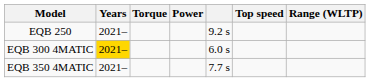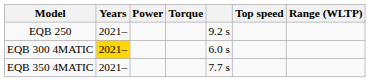columns swapped: (188, 13) <-> (150, 13)
